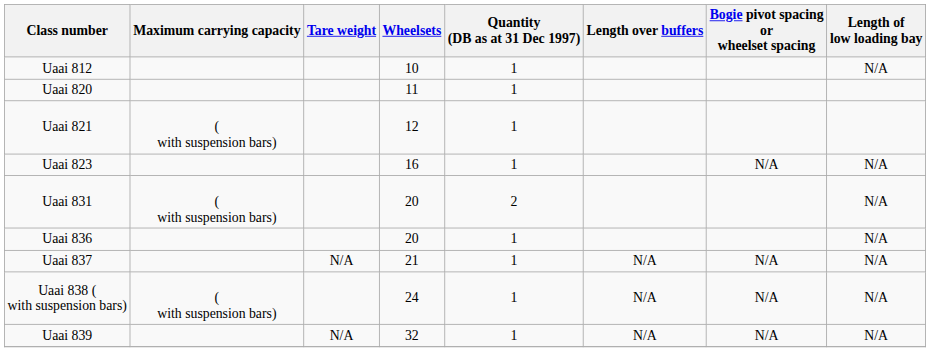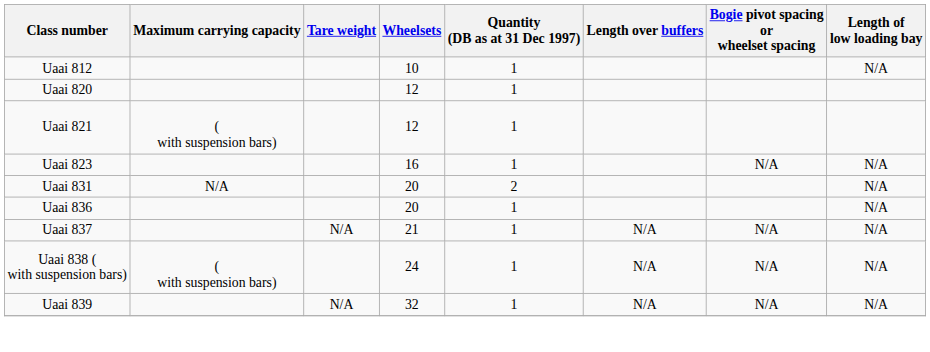(412, 90) 11 -> (412, 90) 12
(217, 209) ( with suspension bars) -> (217, 186) N/A
